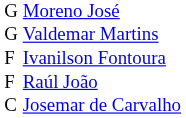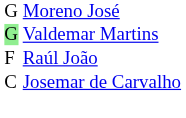(11, 34) no background -> (11, 34) lightgreen background
- row: (94, 58)
